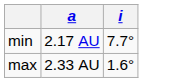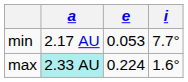+ column: (126, 16)
(72, 65) no background -> (72, 65) paleturquoise background
